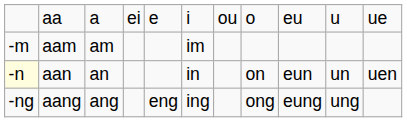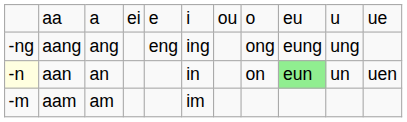rows swapped: (59, 46) <-> (62, 102)
(298, 74) no background -> (298, 74) lightgreen background
